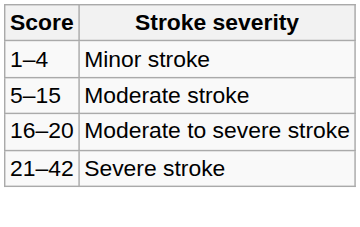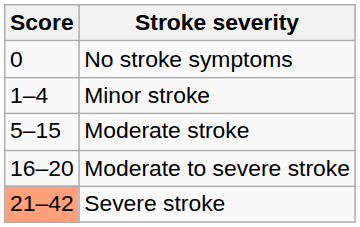+ row: (188, 58)
(42, 167) no background -> (42, 204) lightsalmon background
